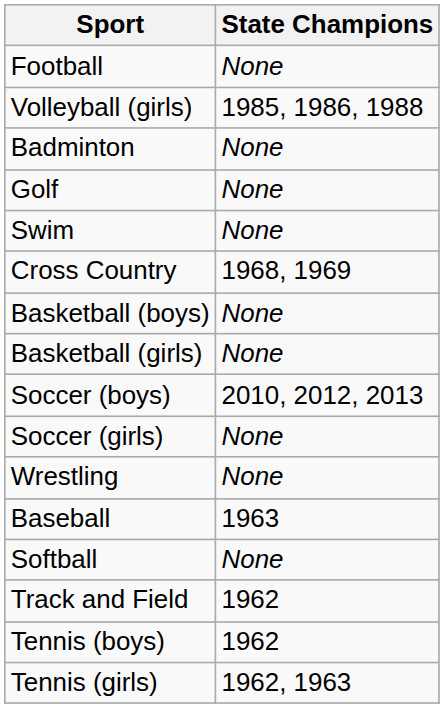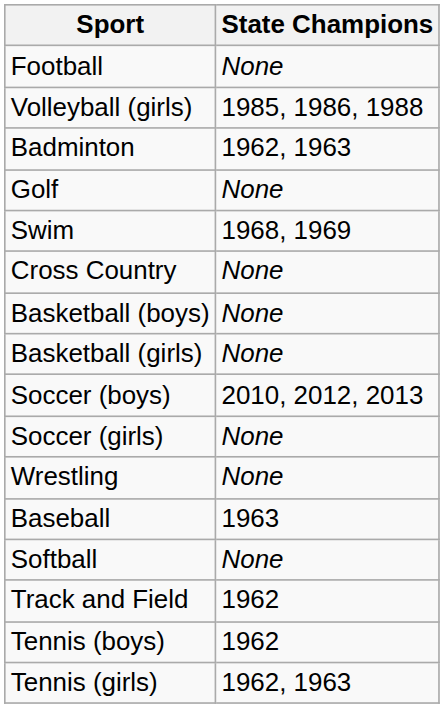(253, 148) None -> (286, 148) 1962, 1963
(253, 230) None -> (286, 230) 1968, 1969
(286, 271) 1968, 1969 -> (253, 271) None
